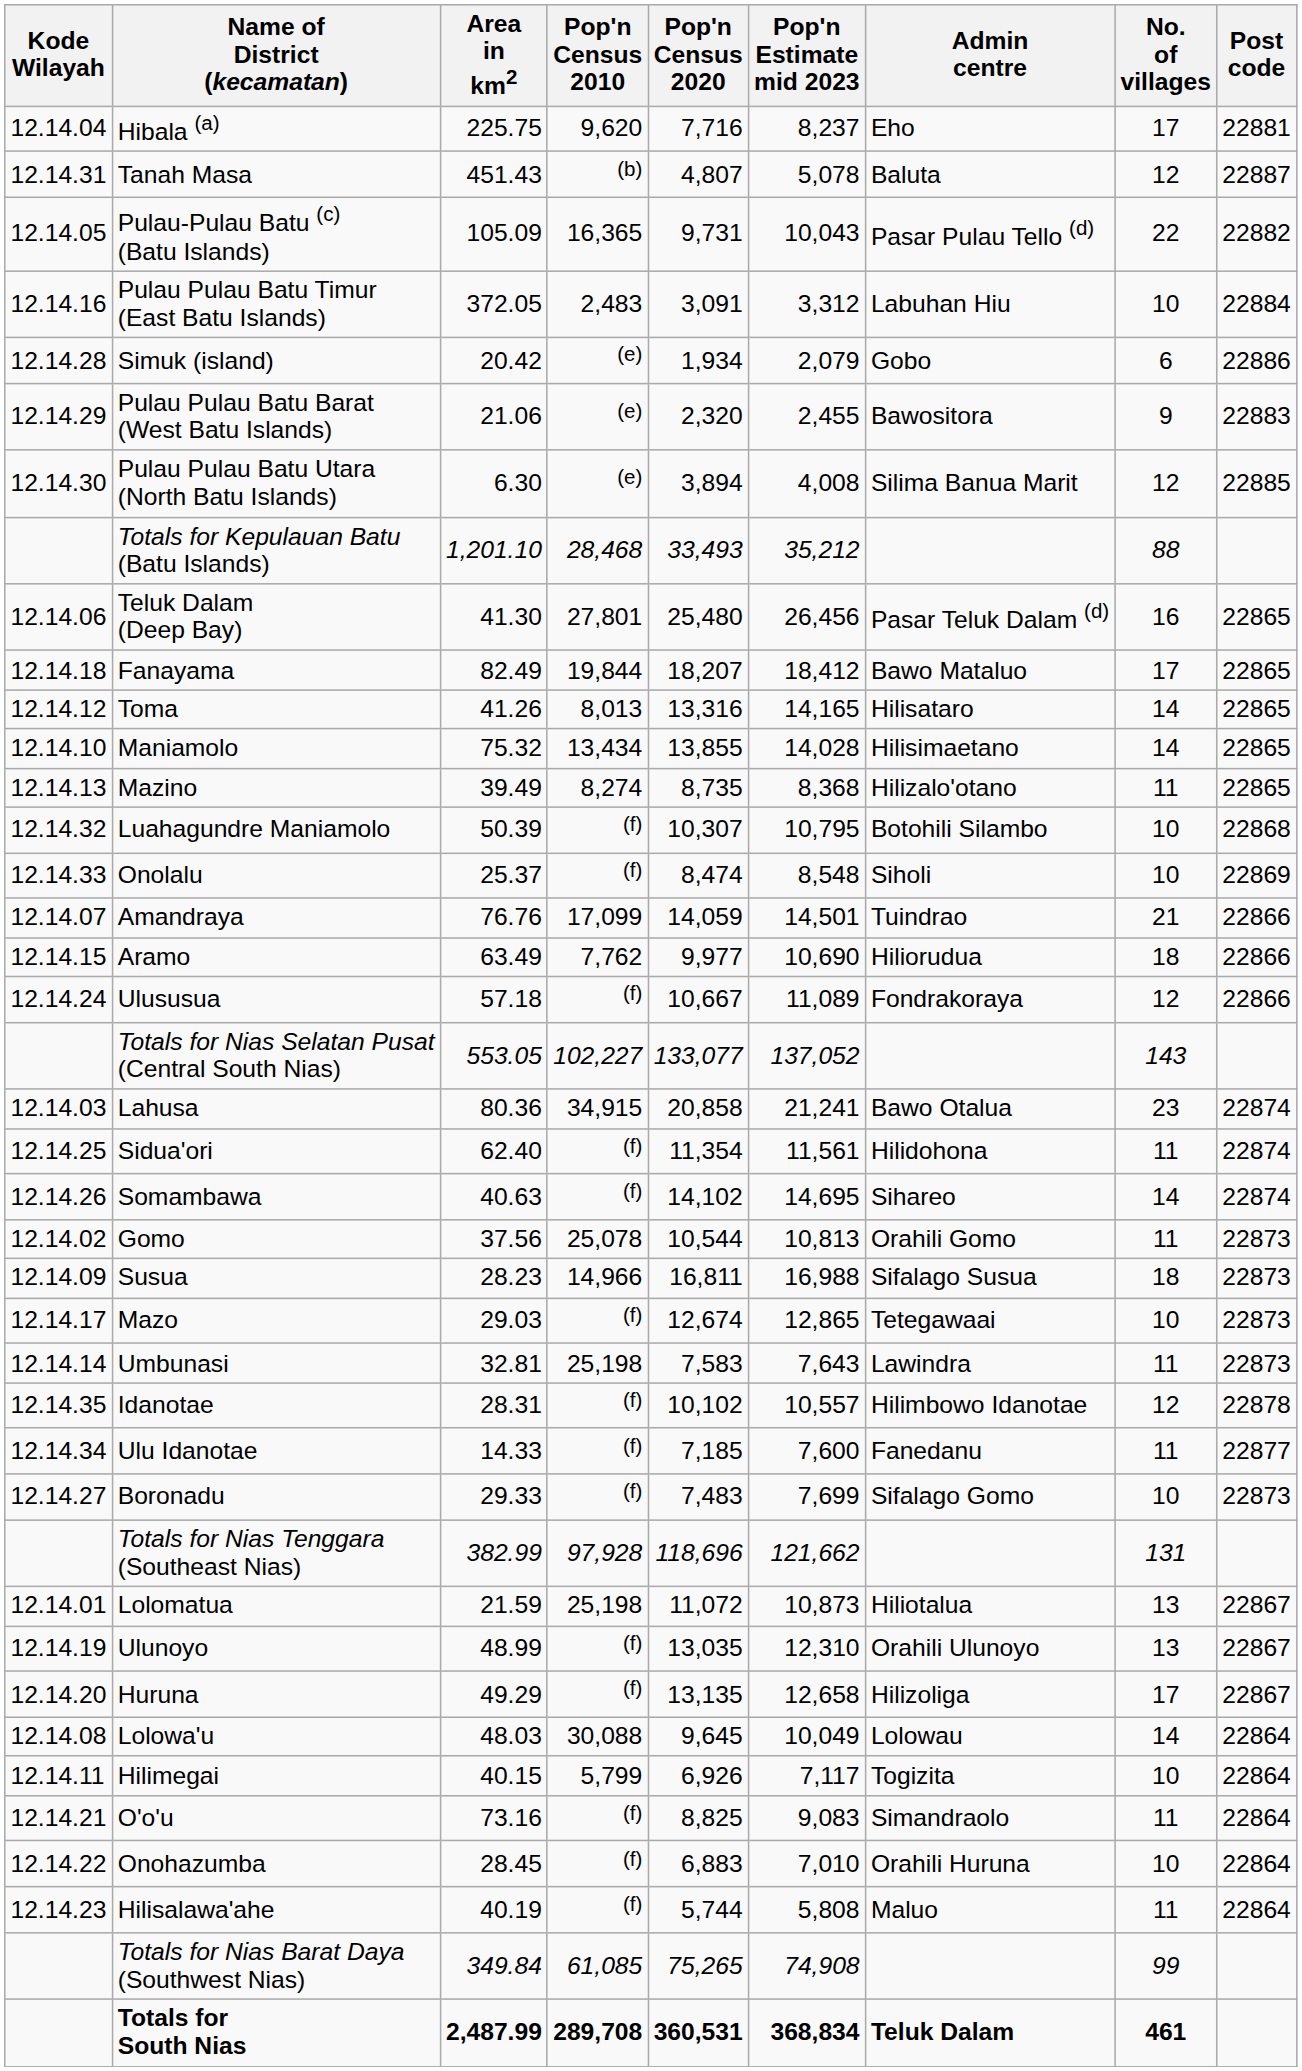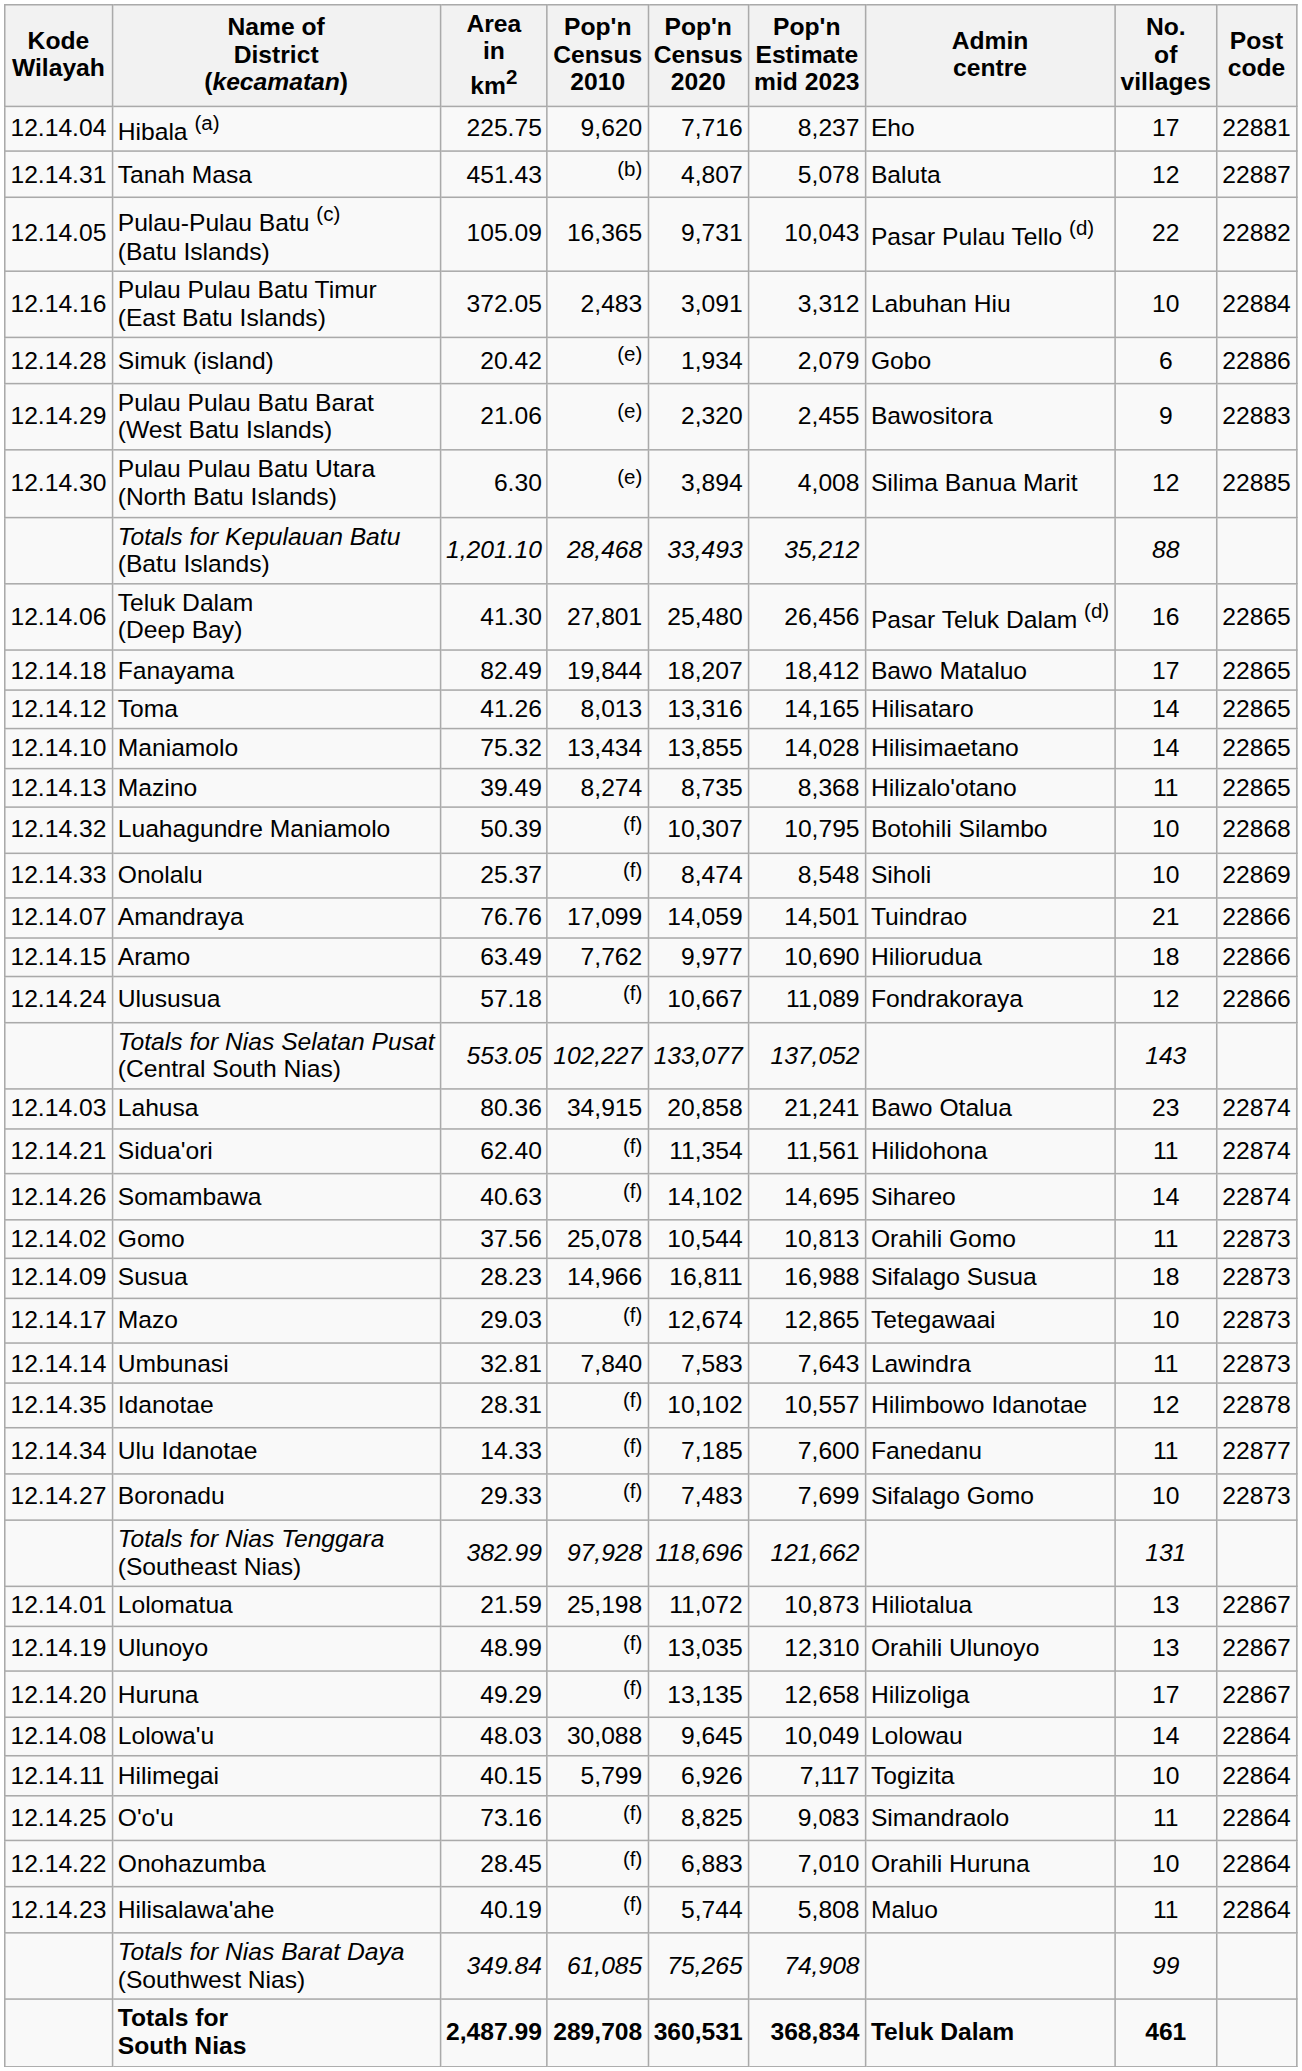(58, 1150) 12.14.25 -> (58, 1150) 12.14.21
(605, 1362) 25,198 -> (611, 1362) 7,840
(58, 1817) 12.14.21 -> (58, 1817) 12.14.25
